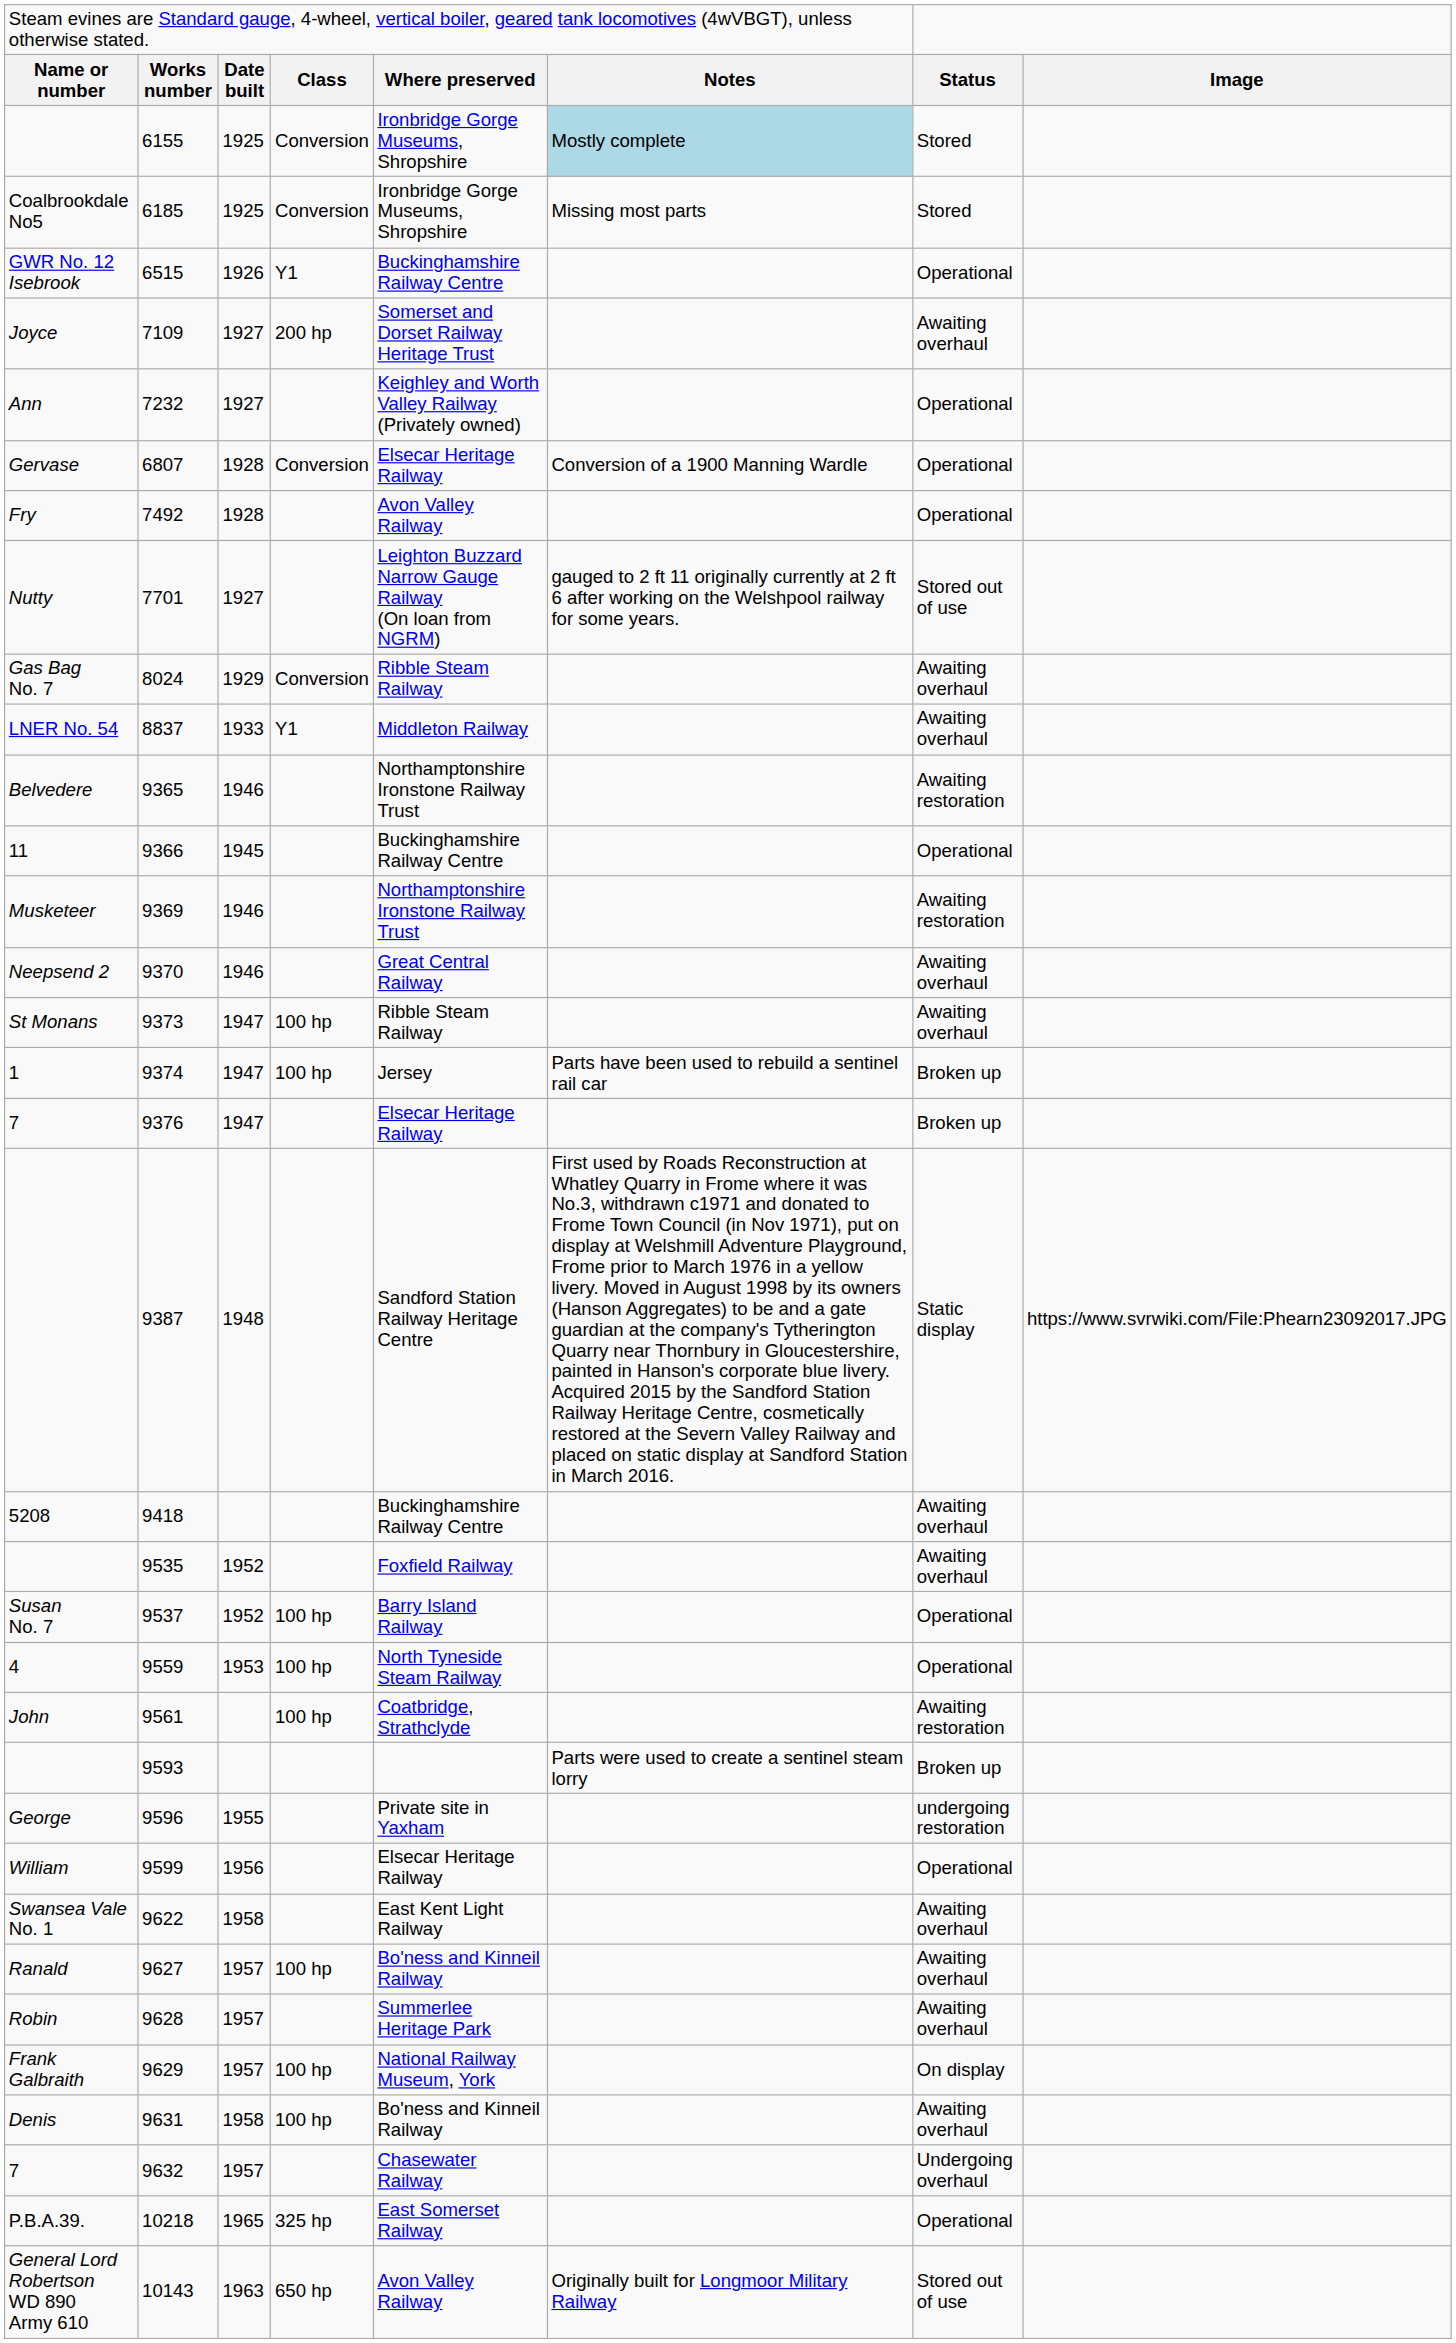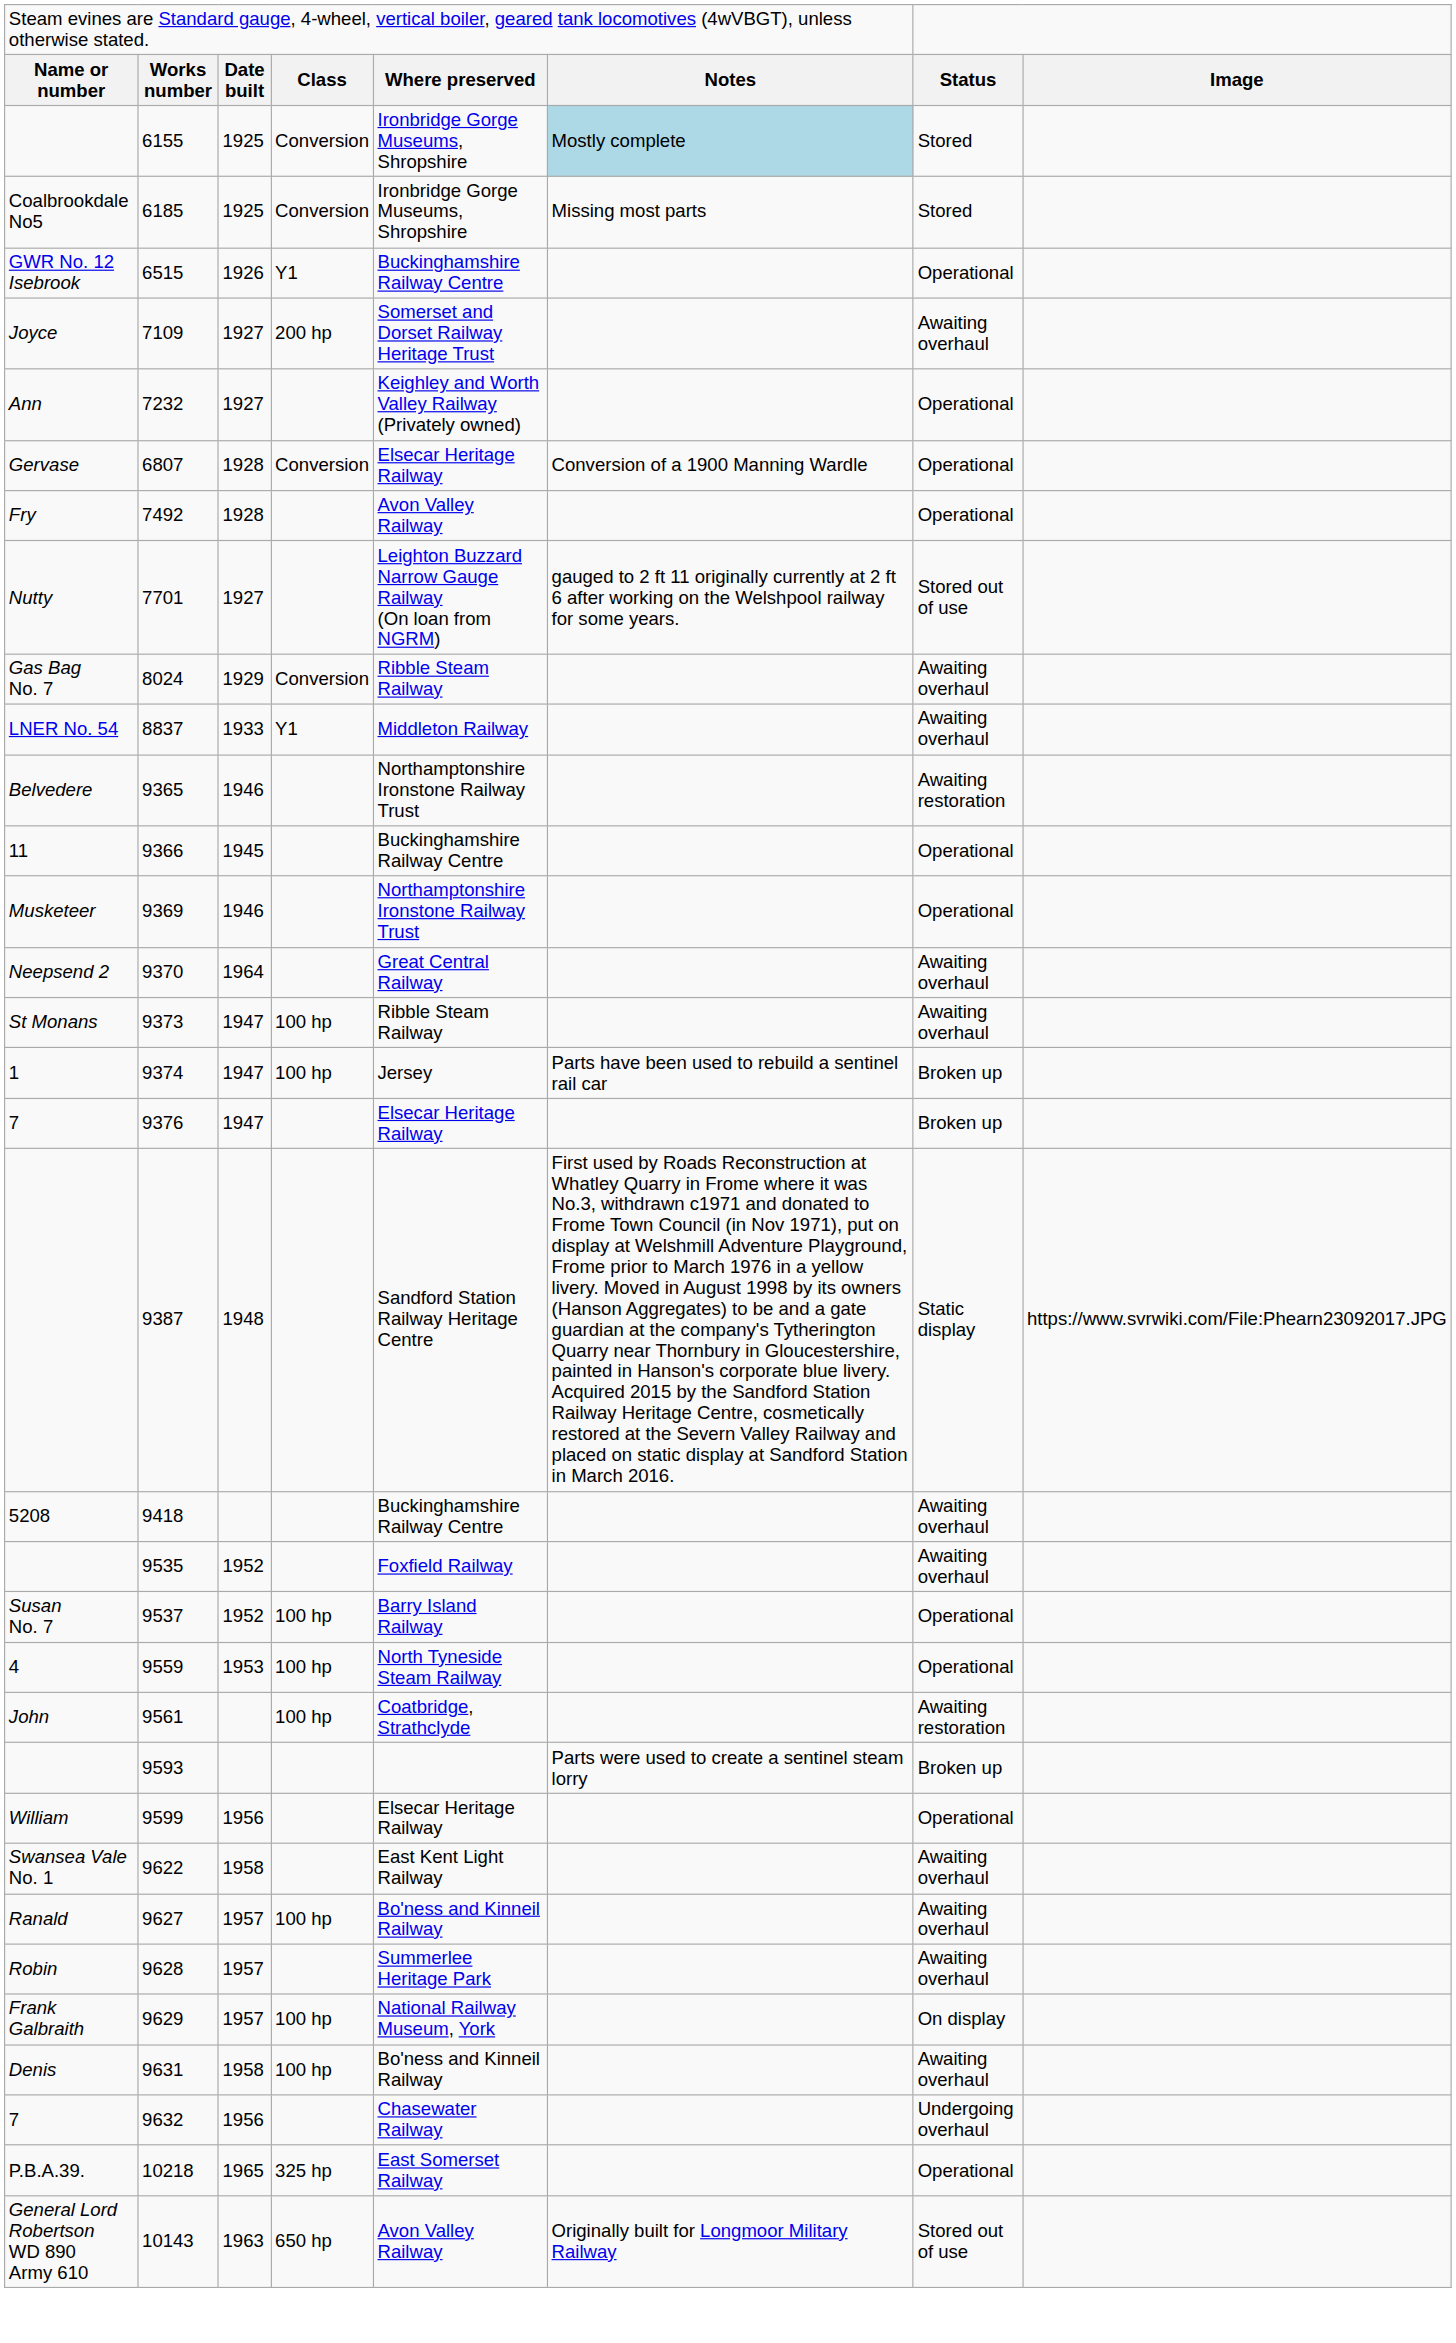(961, 911) Awaiting restoration -> (966, 911) Operational
(243, 972) 1946 -> (243, 972) 1964
- row: (163, 1818)
(243, 2170) 1957 -> (243, 2119) 1956
